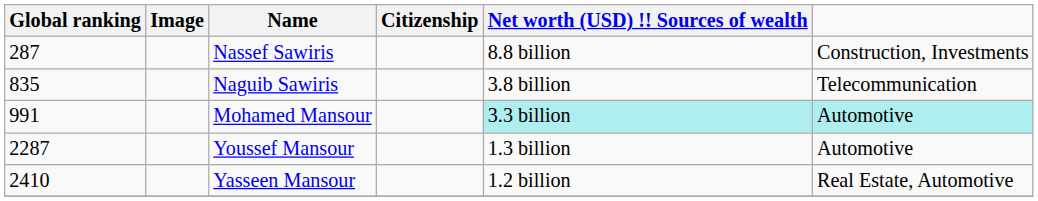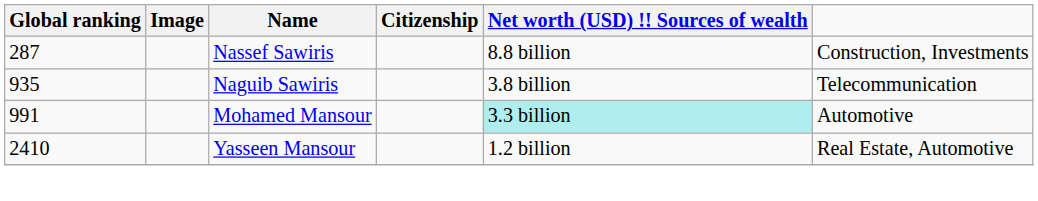(24, 84) 835 -> (24, 84) 935
(865, 116) paleturquoise background -> (865, 116) no background
- row: (284, 148)
